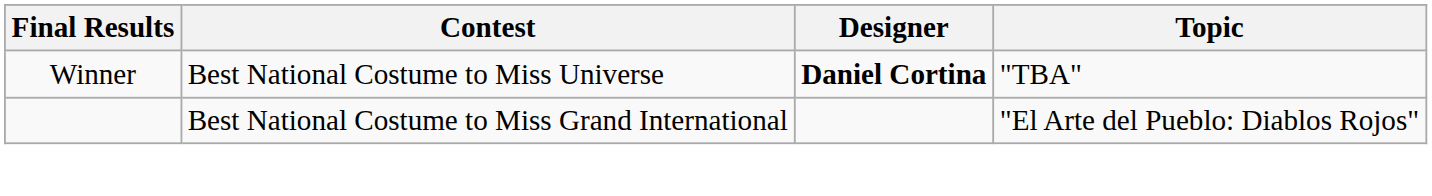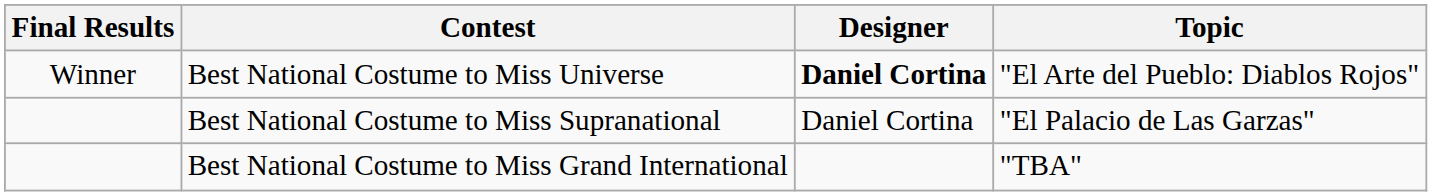(1041, 73) "TBA" -> (1210, 73) "El Arte del Pueblo: Diablos Rojos"
+ row: (454, 119)
(1210, 119) "El Arte del Pueblo: Diablos Rojos" -> (1041, 166) "TBA"
